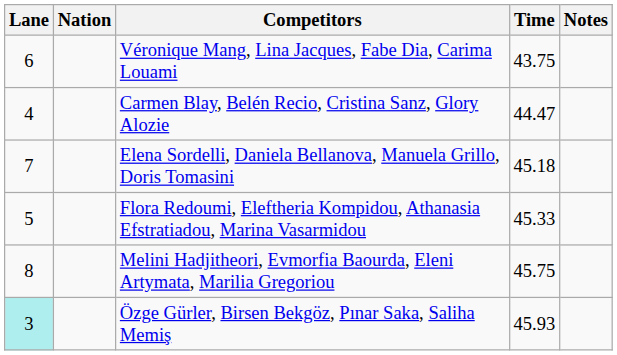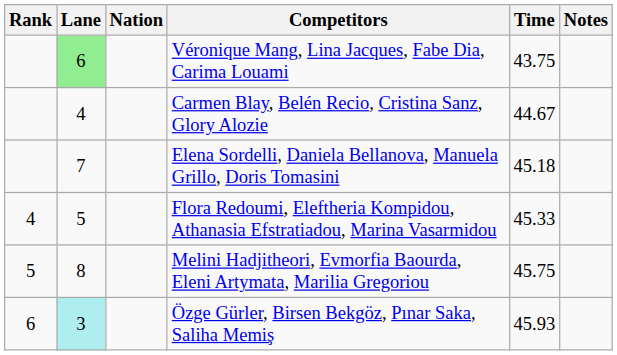+ column: (31, 19)
(29, 61) no background -> (81, 61) lightgreen background
(534, 114) 44.47 -> (534, 114) 44.67
